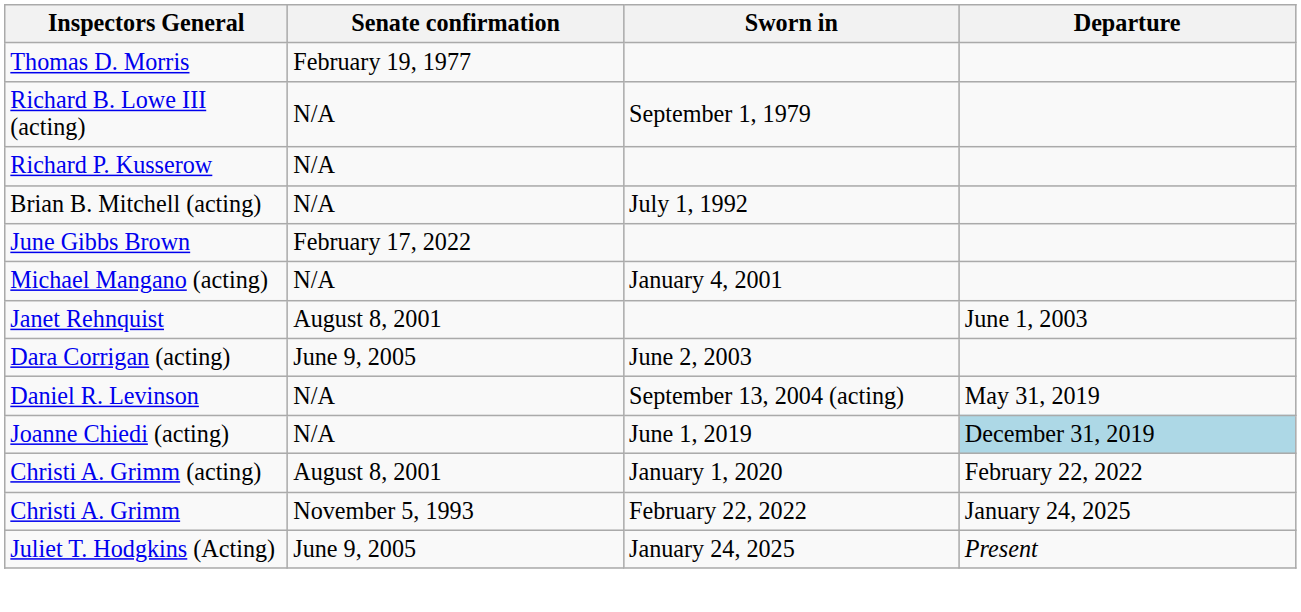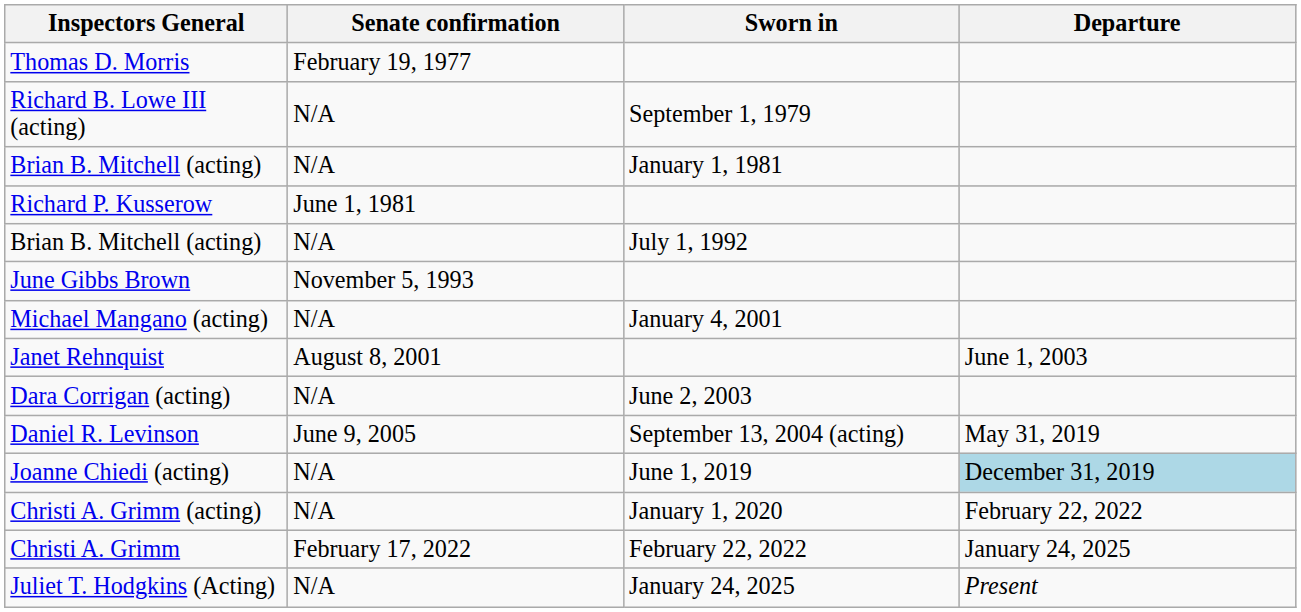+ row: (136, 165)
(314, 165) N/A -> (355, 204) June 1, 1981
(382, 242) February 17, 2022 -> (384, 280) November 5, 1993
(355, 357) June 9, 2005 -> (314, 395) N/A
(314, 395) N/A -> (355, 434) June 9, 2005
(367, 472) August 8, 2001 -> (314, 510) N/A
(384, 510) November 5, 1993 -> (382, 548) February 17, 2022
(355, 548) June 9, 2005 -> (314, 587) N/A
